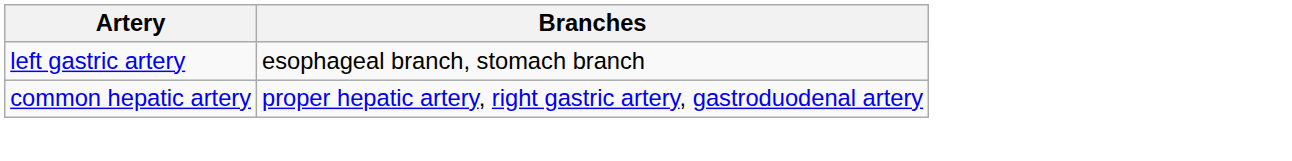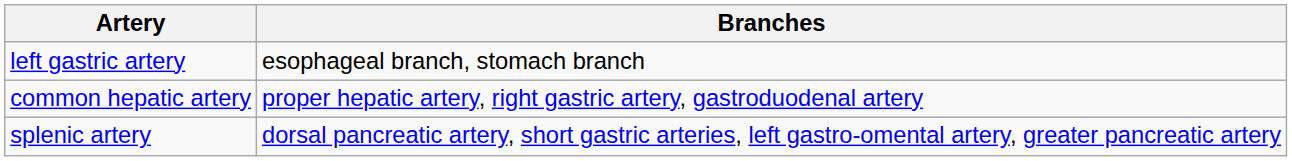+ row: (81, 135)
